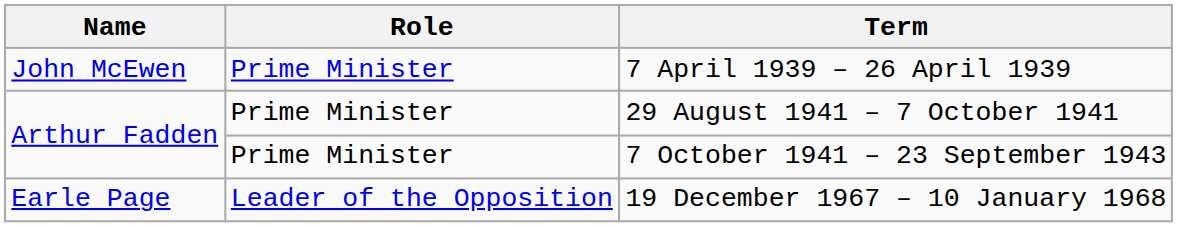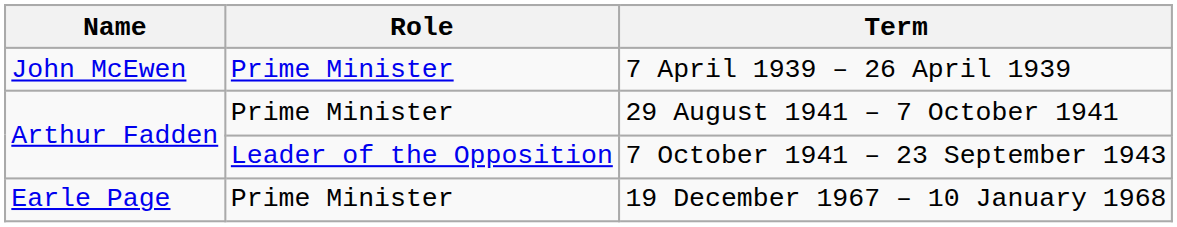(342, 156) Prime Minister -> (422, 156) Leader of the Opposition
(422, 200) Leader of the Opposition -> (342, 200) Prime Minister
